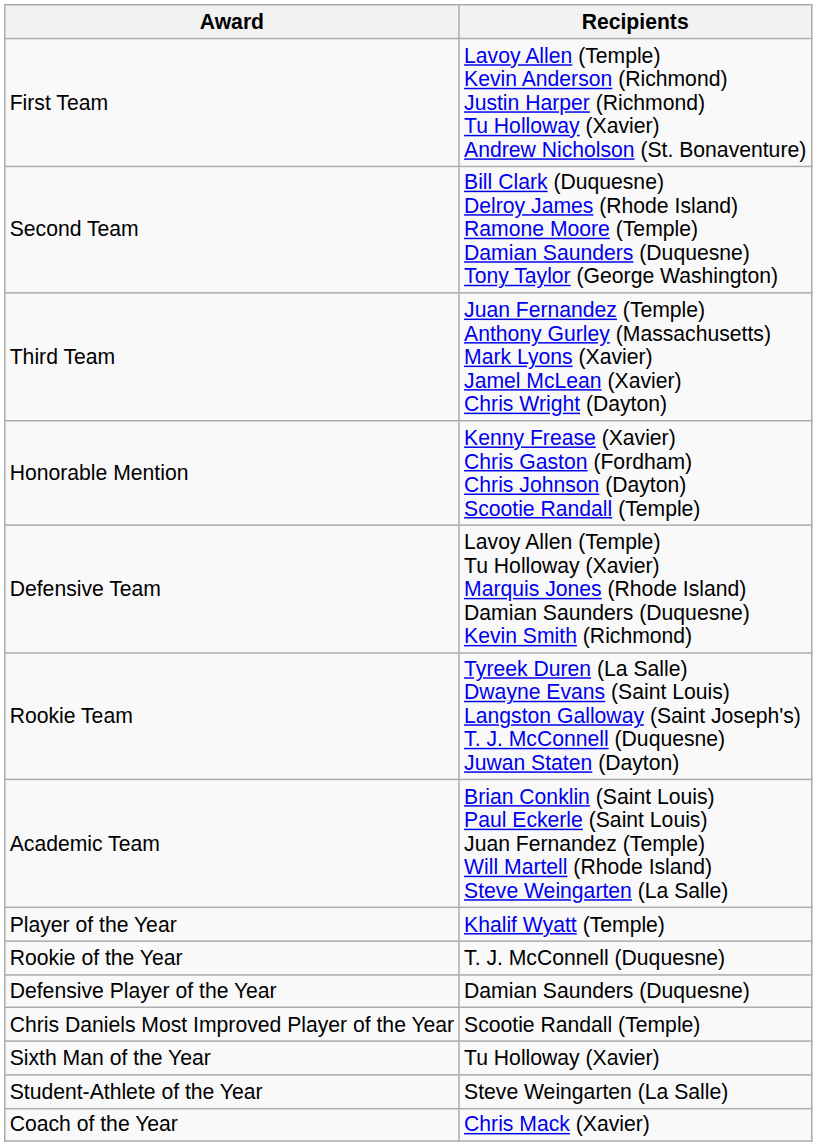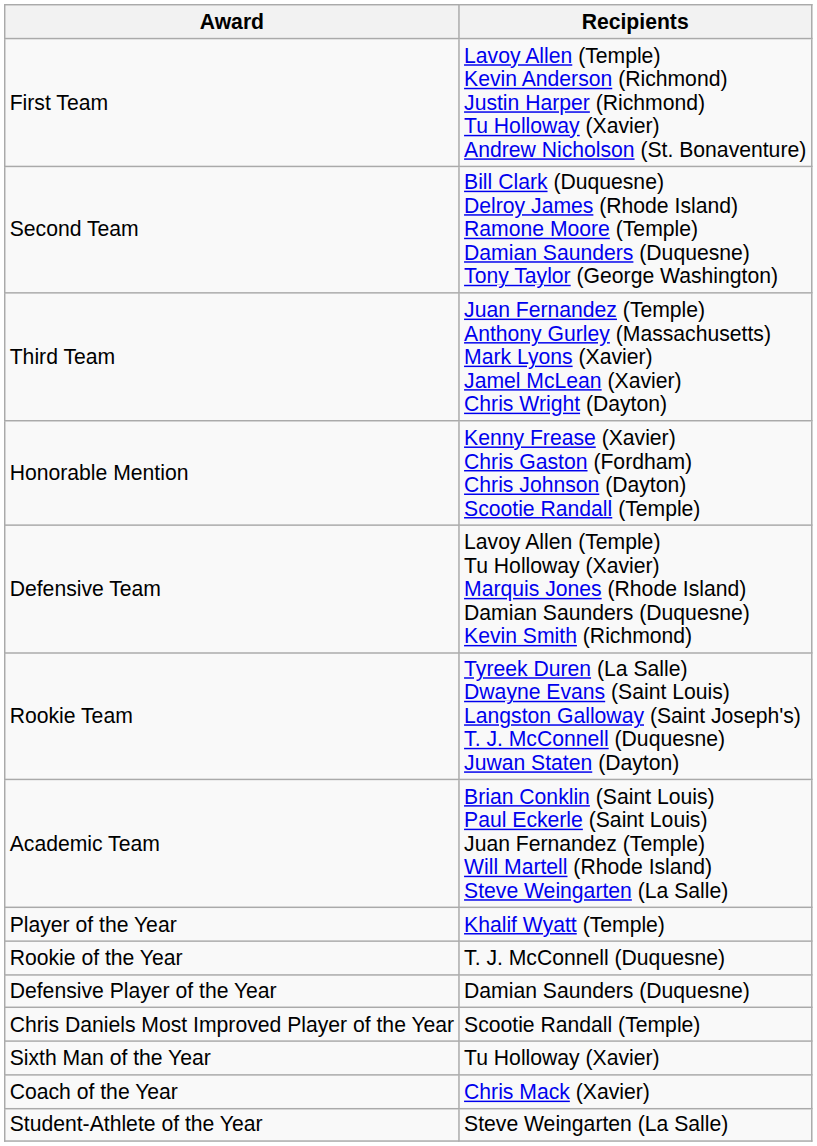rows swapped: (136, 1092) <-> (94, 1125)
